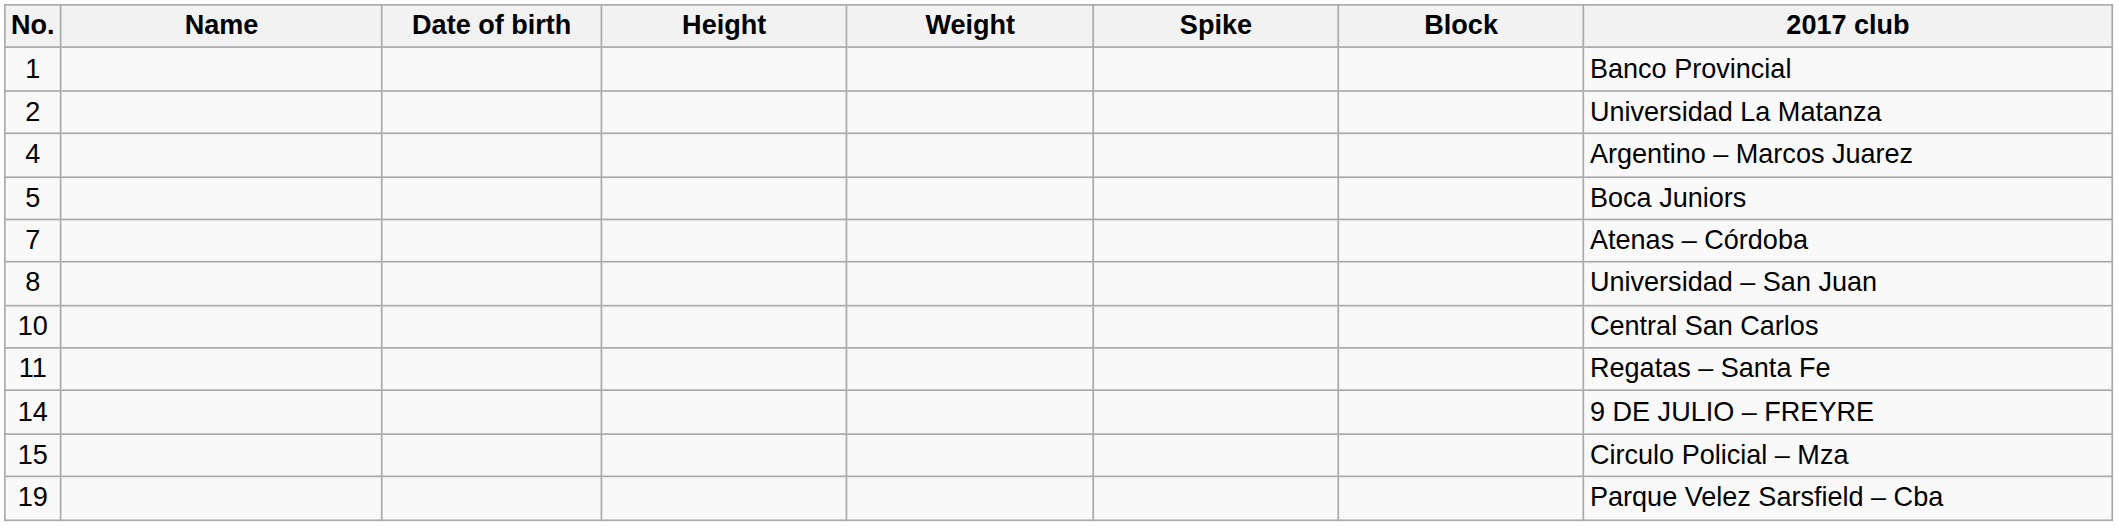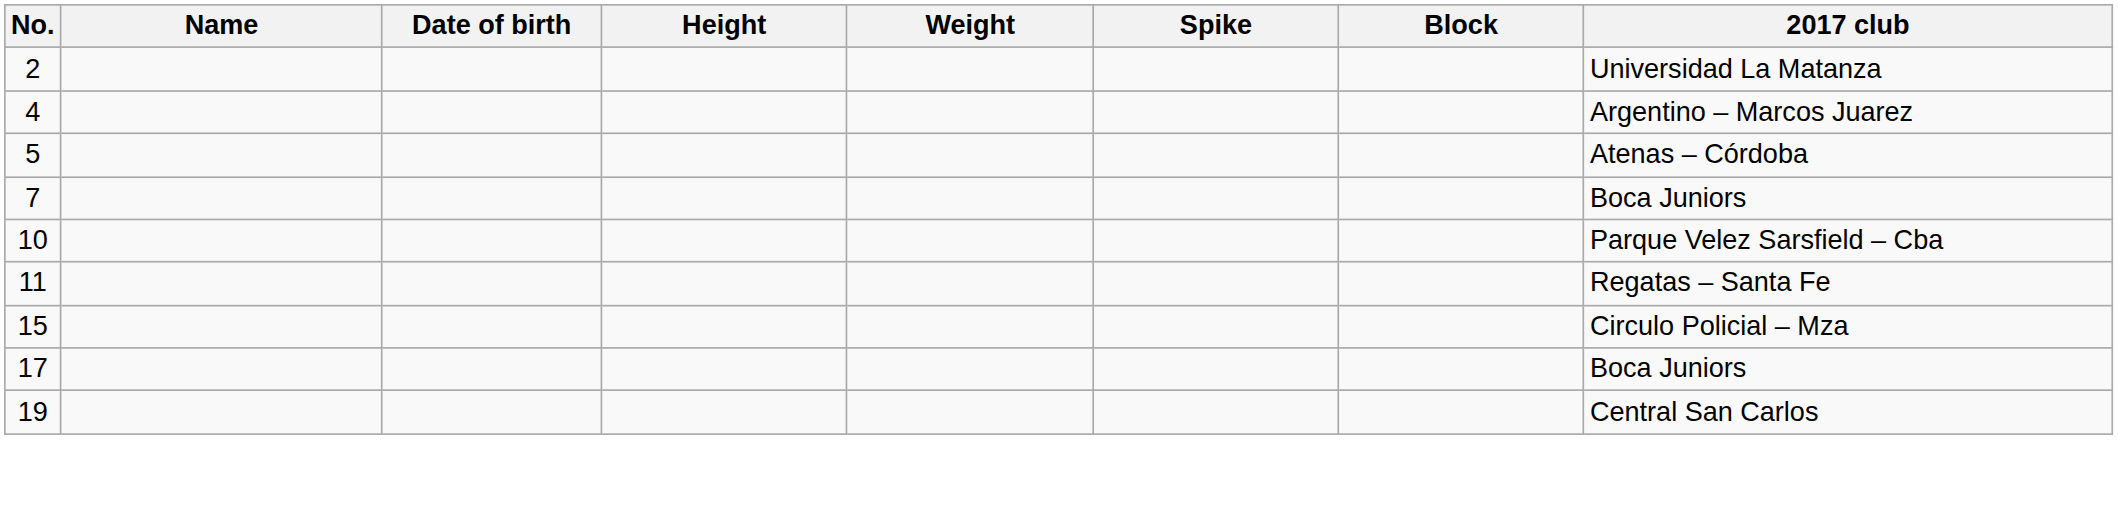- row: (33, 68)
(1668, 197) Boca Juniors -> (1699, 154) Atenas – Córdoba
(1699, 240) Atenas – Córdoba -> (1668, 197) Boca Juniors
- row: (33, 283)
(1704, 326) Central San Carlos -> (1767, 240) Parque Velez Sarsfield – Cba
- row: (33, 411)
+ row: (33, 369)
(1767, 497) Parque Velez Sarsfield – Cba -> (1704, 411) Central San Carlos
